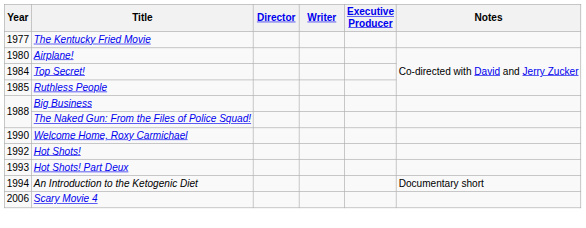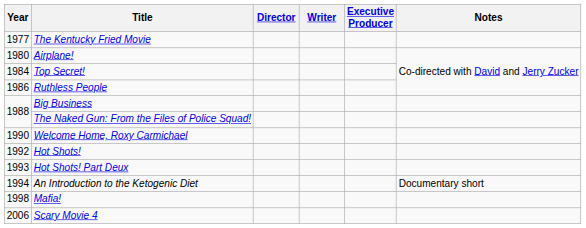(18, 87) 1985 -> (18, 87) 1986
+ row: (47, 199)
